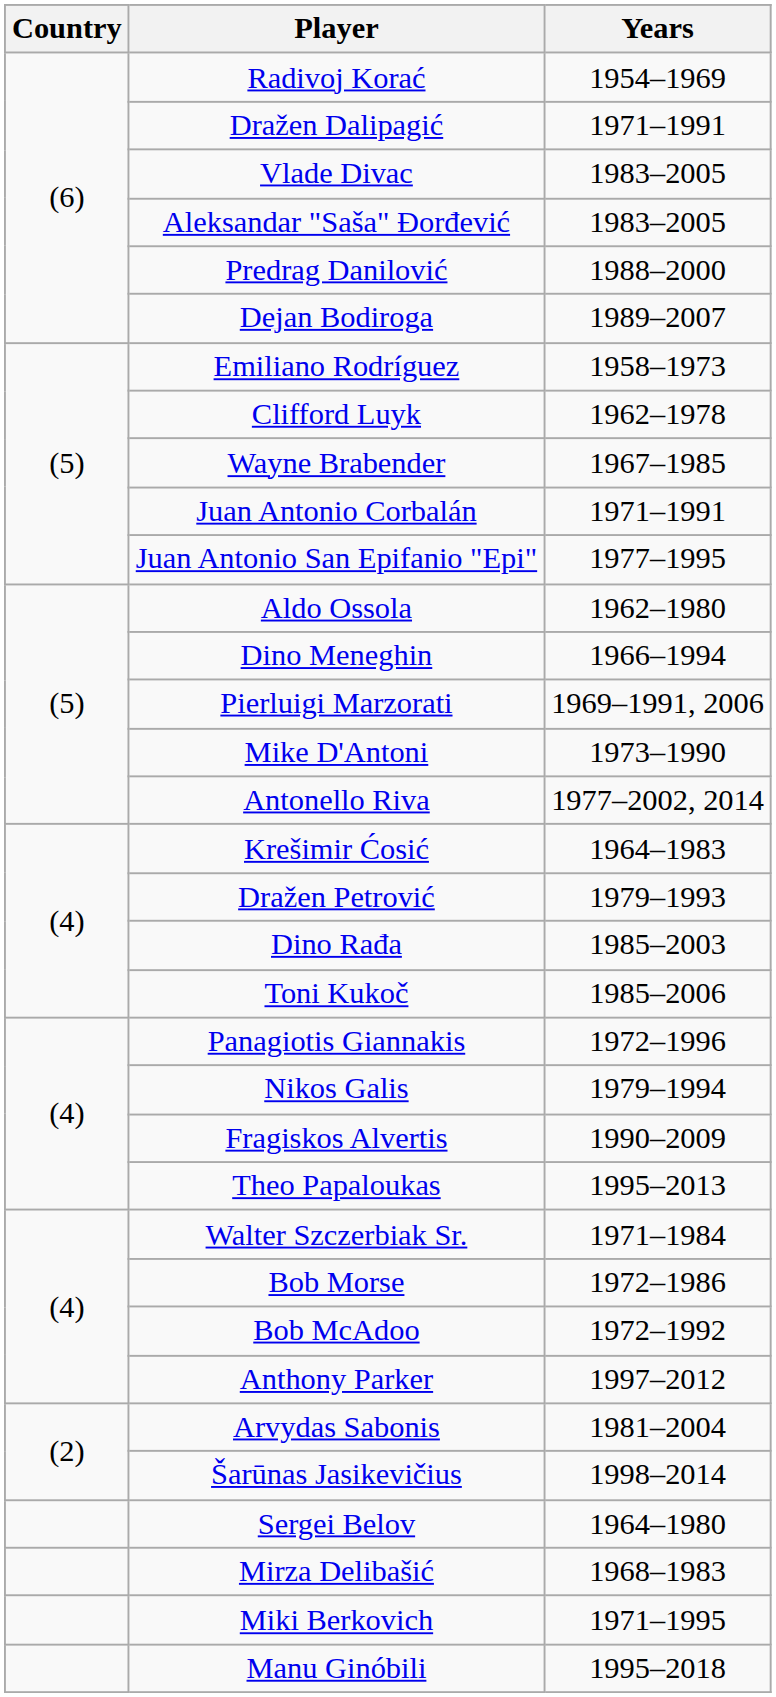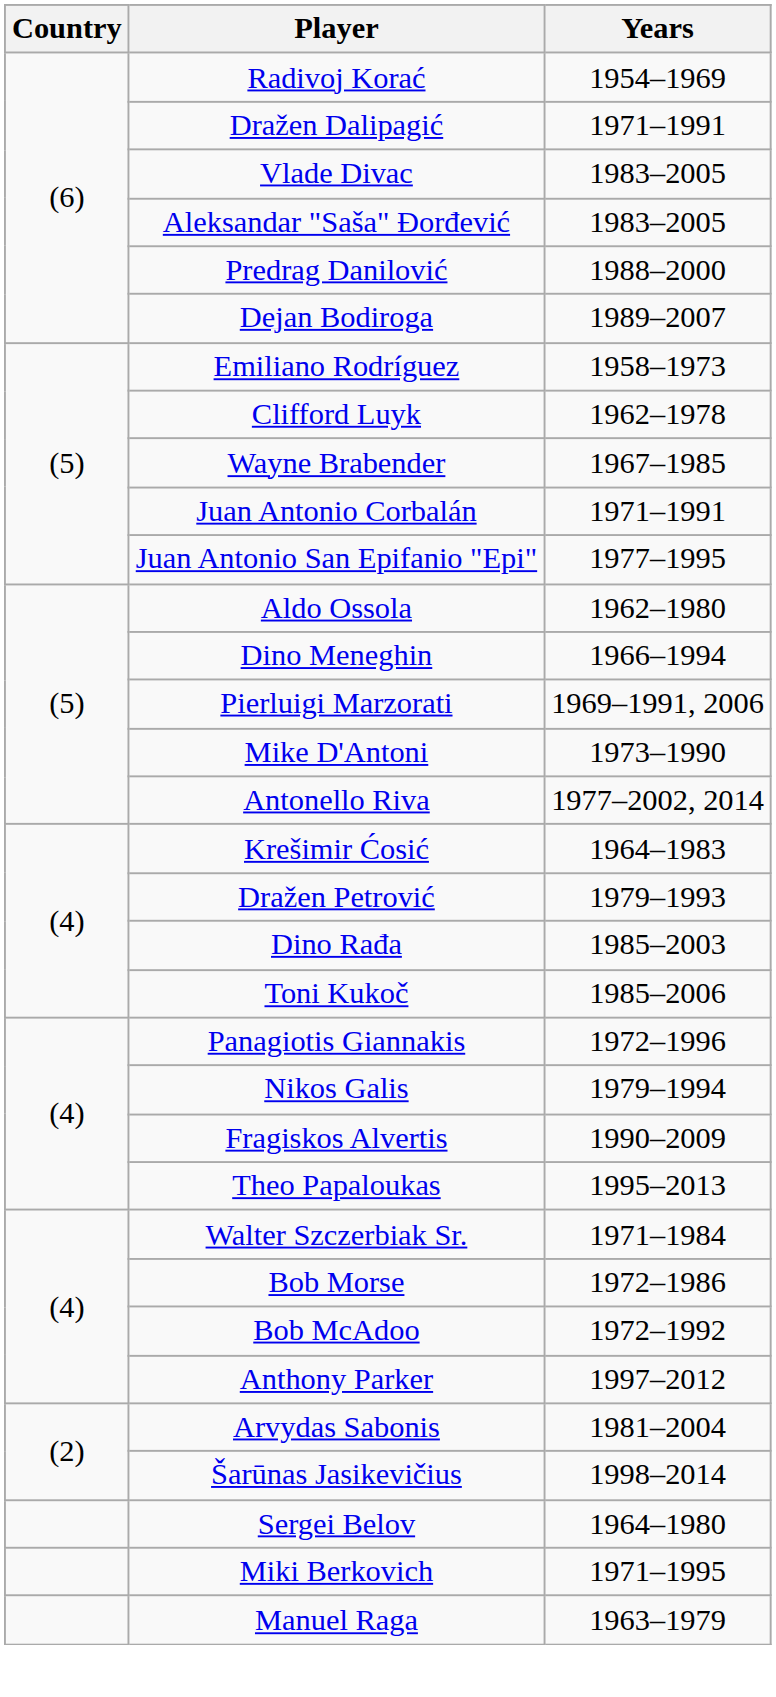- row: (336, 1571)
+ row: (336, 1619)
- row: (336, 1667)
